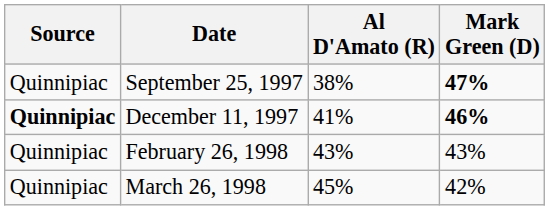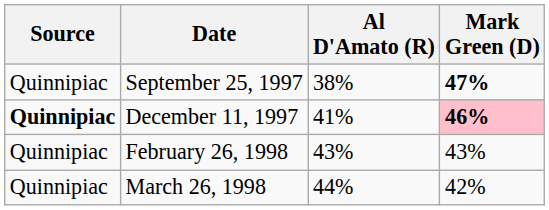(467, 116) no background -> (467, 116) pink background
(333, 186) 45% -> (333, 186) 44%
